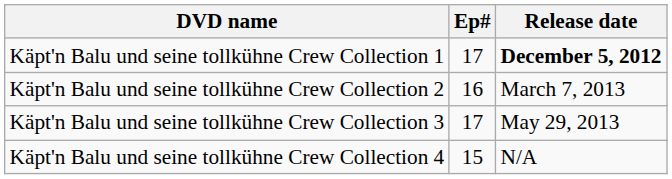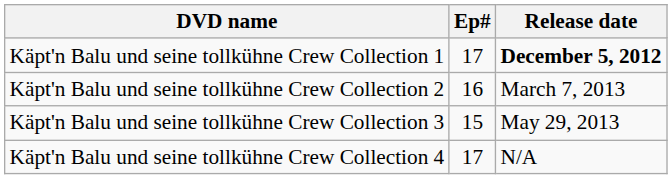(472, 122) 17 -> (472, 122) 15
(472, 156) 15 -> (472, 156) 17
